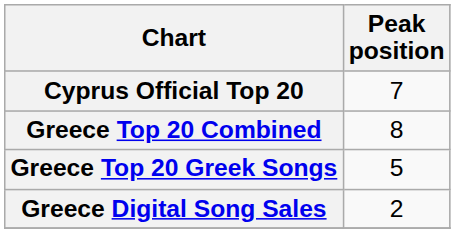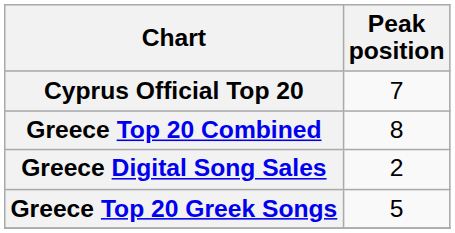rows swapped: (174, 168) <-> (174, 208)
